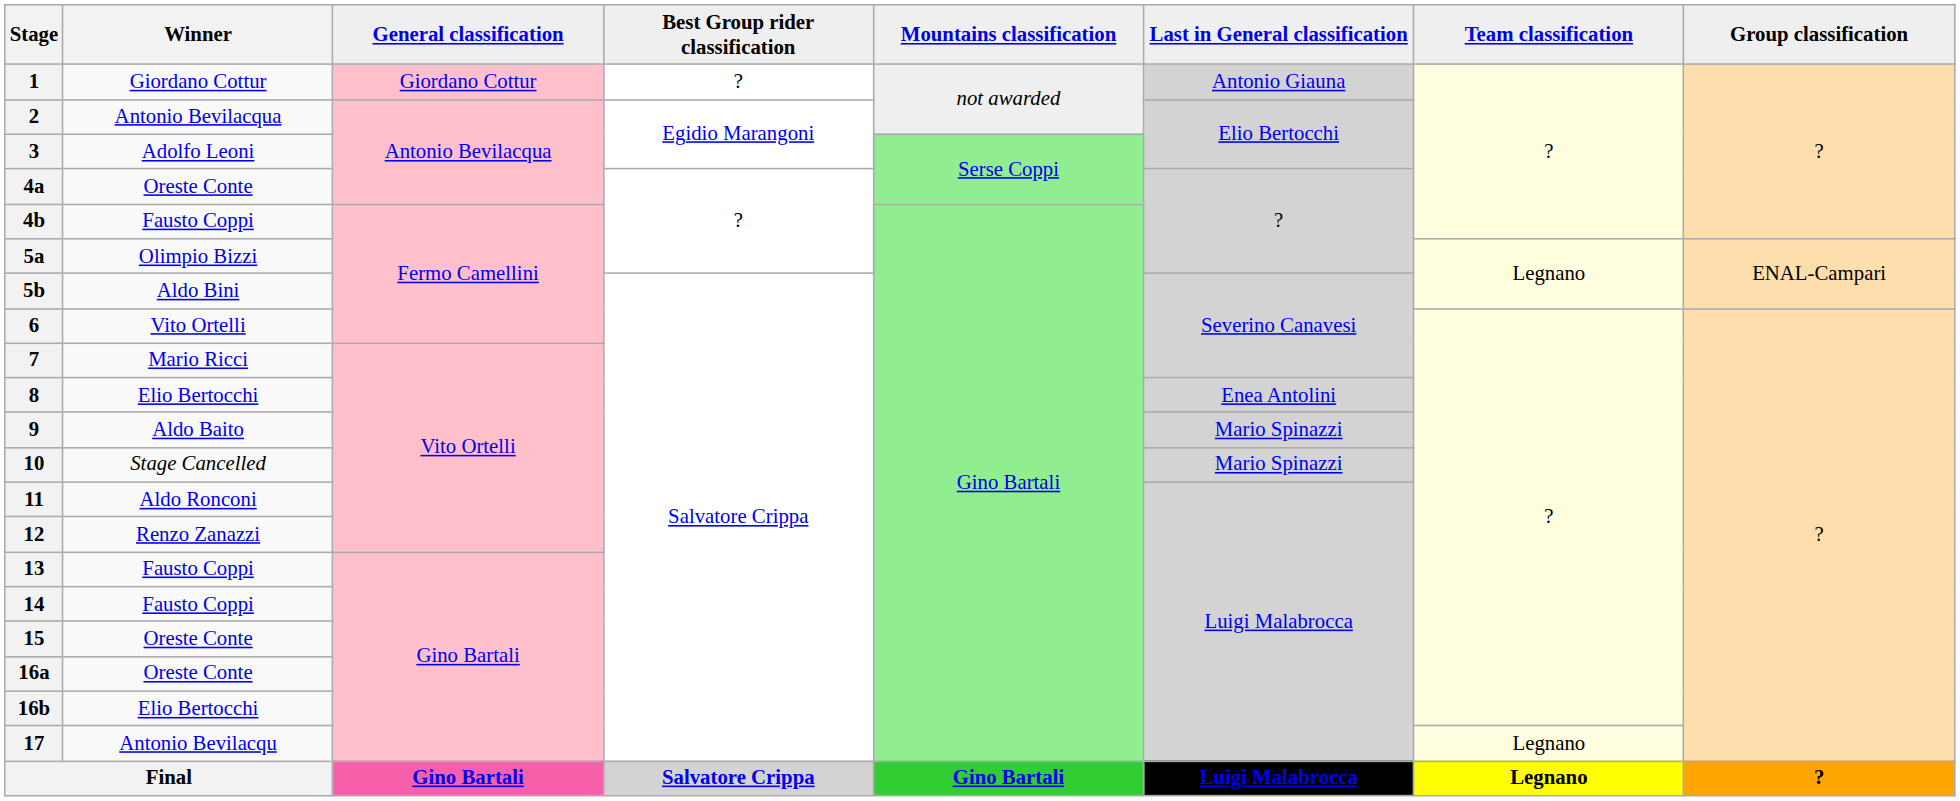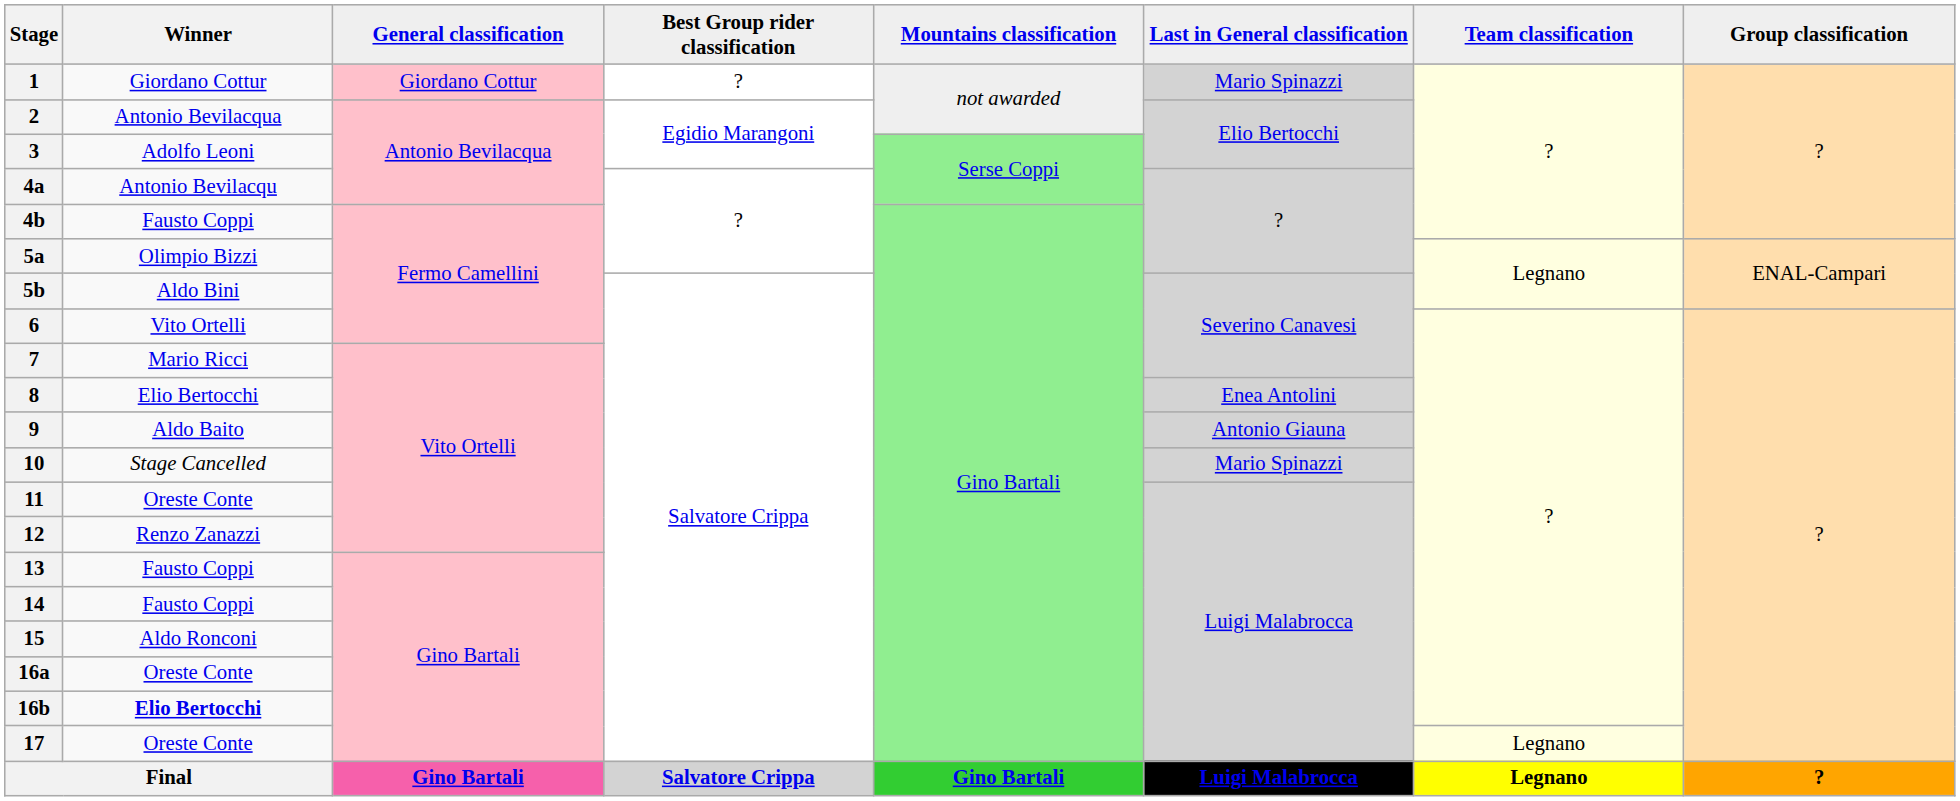(1279, 81) Antonio Giauna -> (1279, 81) Mario Spinazzi
(198, 186) Oreste Conte -> (198, 186) Antonio Bevilacqu
(1279, 430) Mario Spinazzi -> (1279, 430) Antonio Giauna
(198, 499) Aldo Ronconi -> (198, 499) Oreste Conte
(198, 638) Oreste Conte -> (198, 638) Aldo Ronconi
(198, 708) normal -> (198, 708) bold
(198, 743) Antonio Bevilacqu -> (198, 743) Oreste Conte
